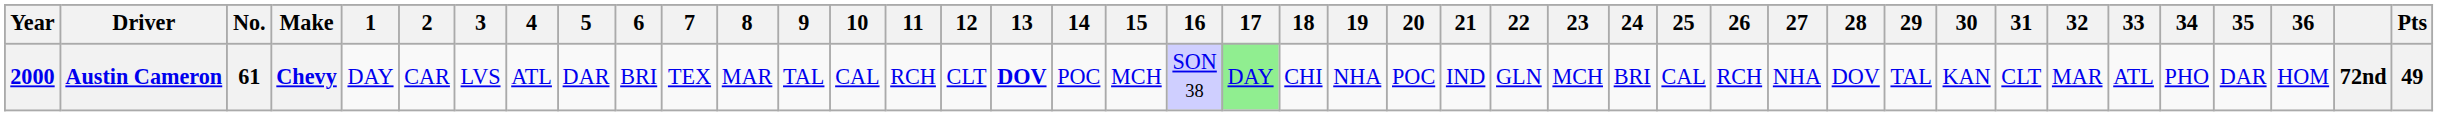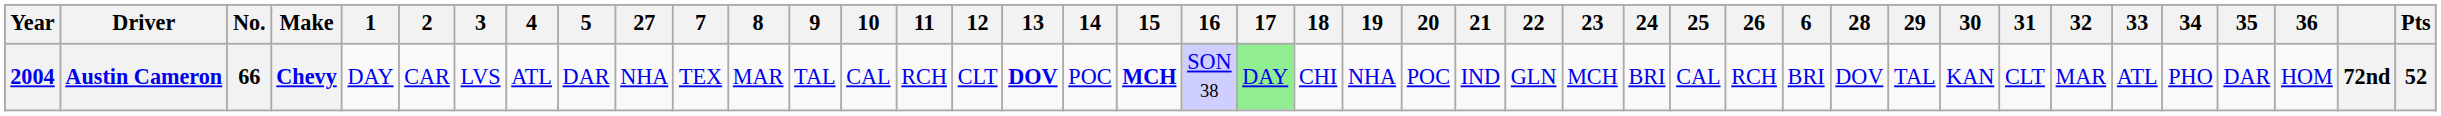columns swapped: (639, 23) <-> (1797, 23)
(32, 76) 2000 -> (32, 76) 2004
(249, 76) 61 -> (249, 76) 66
(1136, 76) normal -> (1149, 76) bold
(2412, 76) 49 -> (2416, 76) 52
